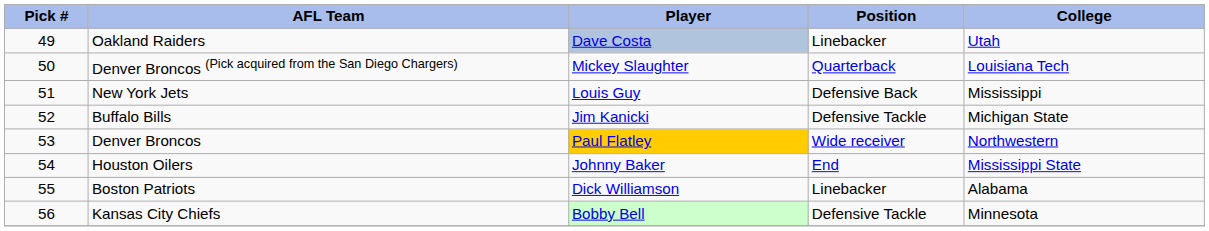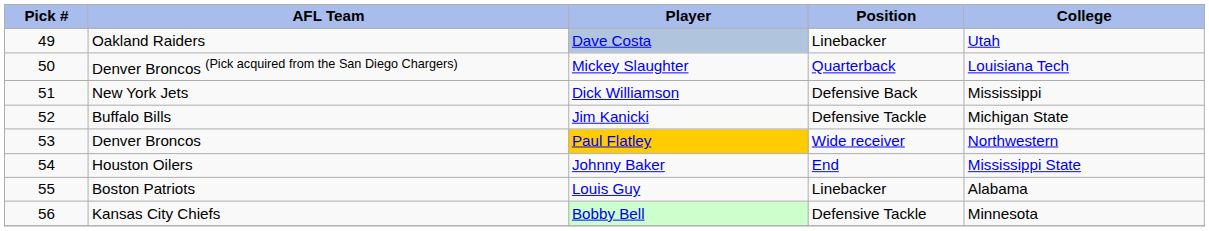(606, 92) Louis Guy -> (626, 92) Dick Williamson
(626, 189) Dick Williamson -> (606, 189) Louis Guy
